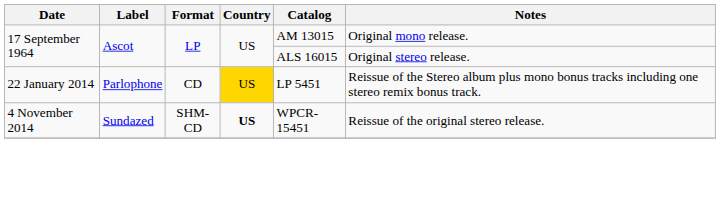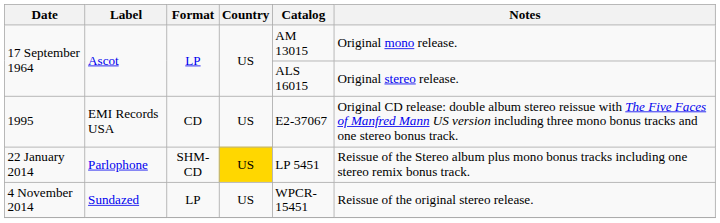+ row: (21, 121)
(193, 84) CD -> (193, 164) SHM-CD
(193, 120) SHM-CD -> (193, 200) LP
(247, 120) bold -> (246, 200) normal
